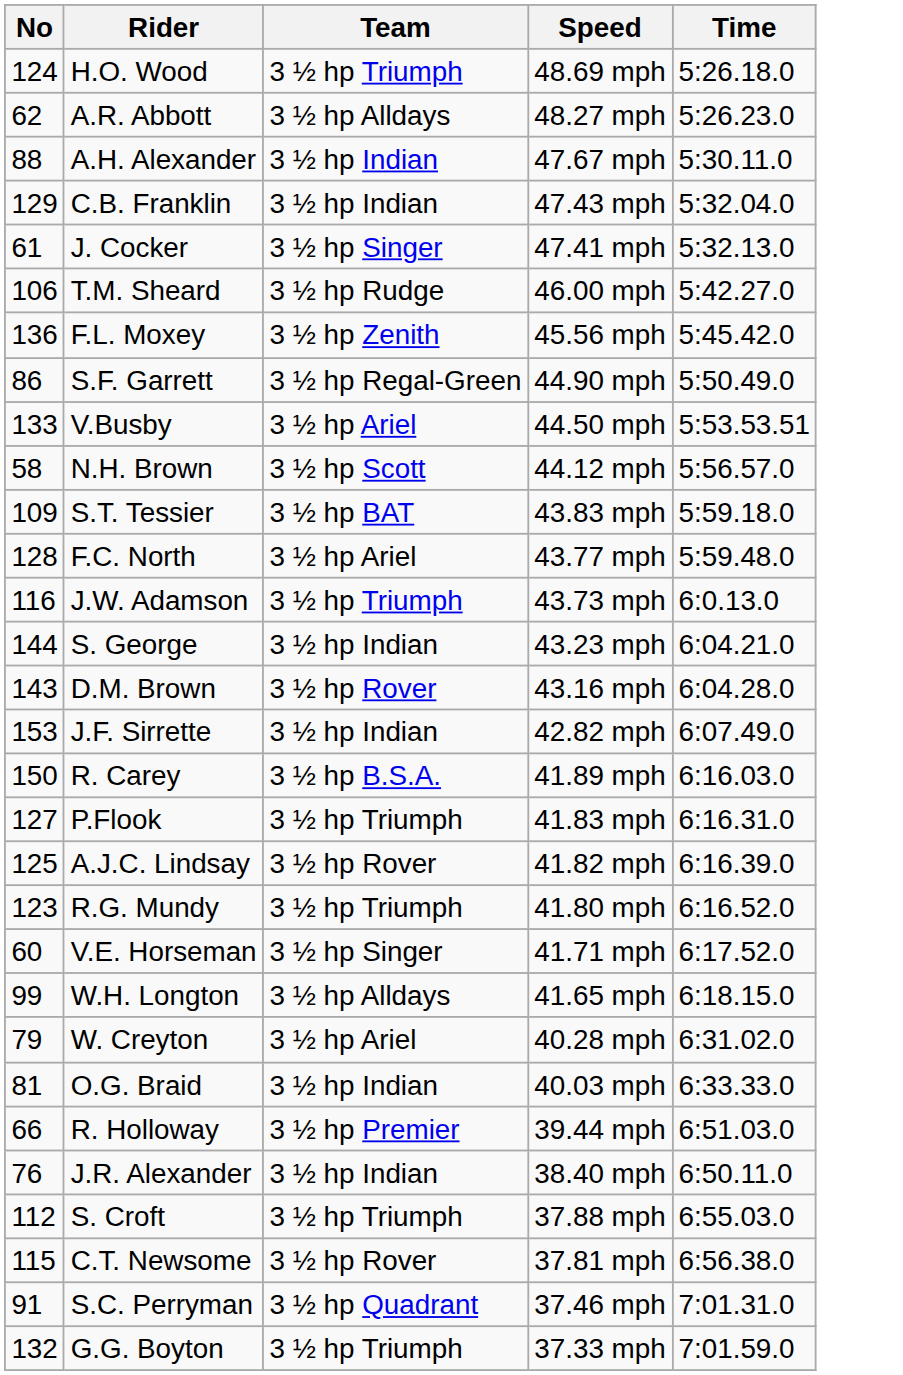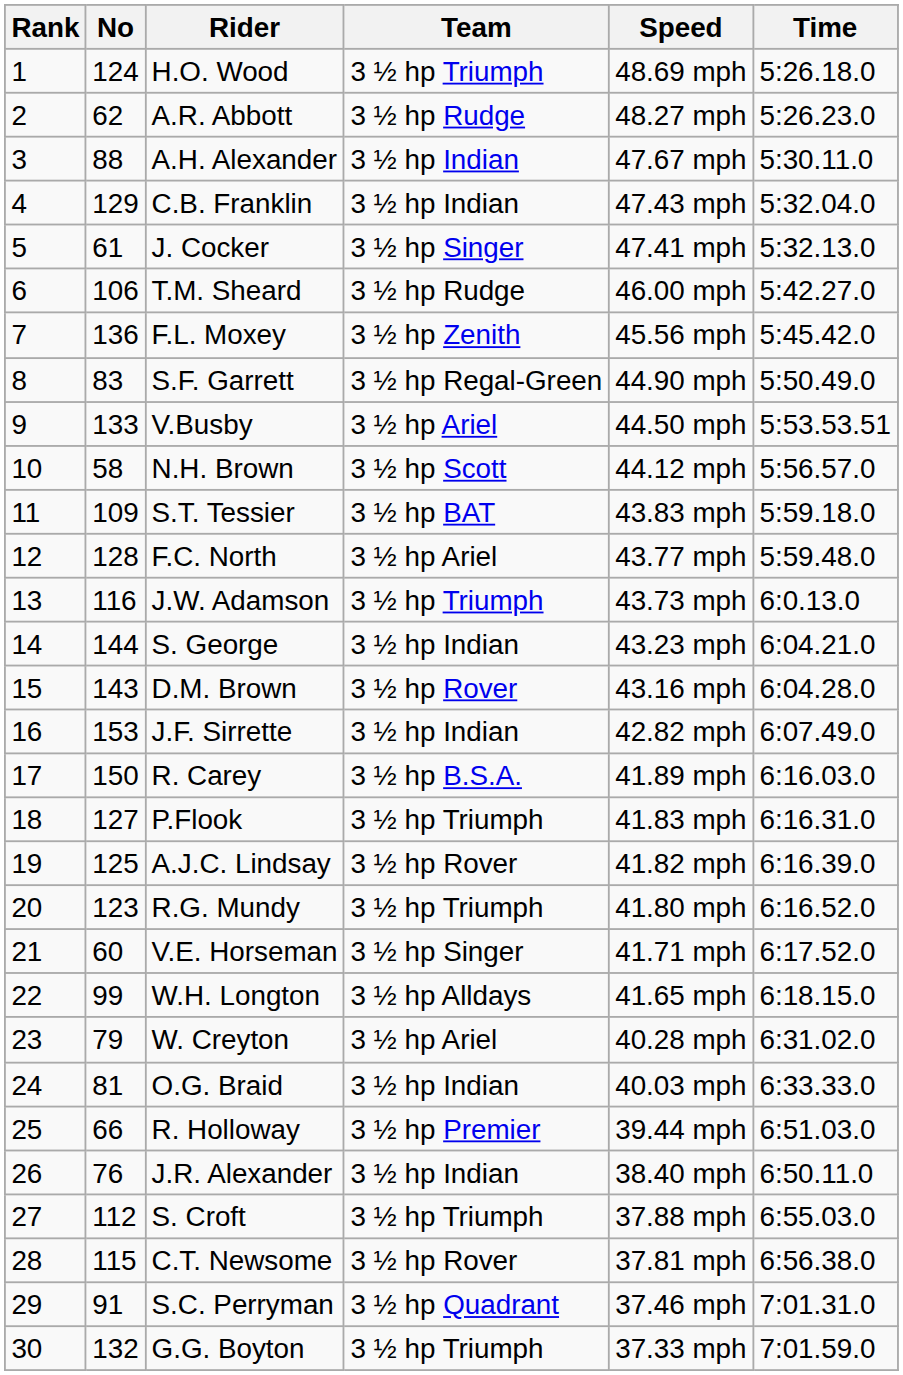+ column: (45, 27)
(360, 115) 3 ½ hp Alldays -> (438, 115) 3 ½ hp Rudge
(27, 379) 86 -> (108, 379) 83
